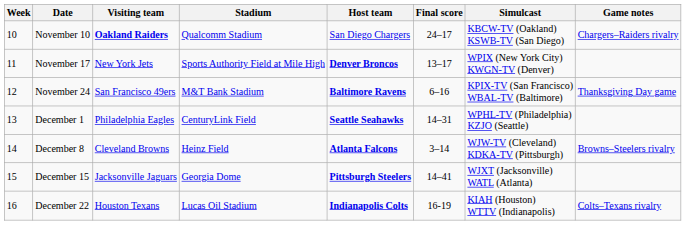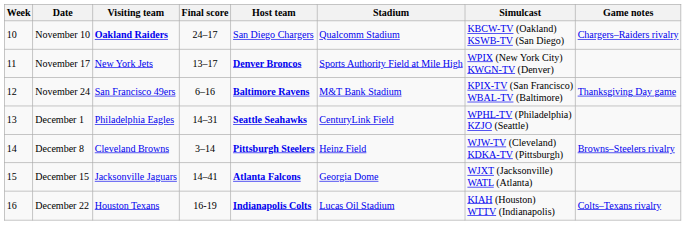columns swapped: (439, 12) <-> (253, 12)
(363, 149) Atlanta Falcons -> (274, 149) Pittsburgh Steelers
(370, 177) Pittsburgh Steelers -> (267, 177) Atlanta Falcons
